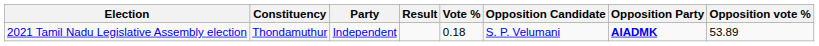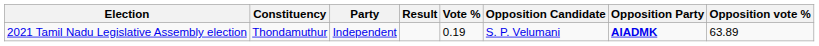(454, 32) 0.18 -> (454, 32) 0.19
(724, 32) 53.89 -> (724, 32) 63.89
